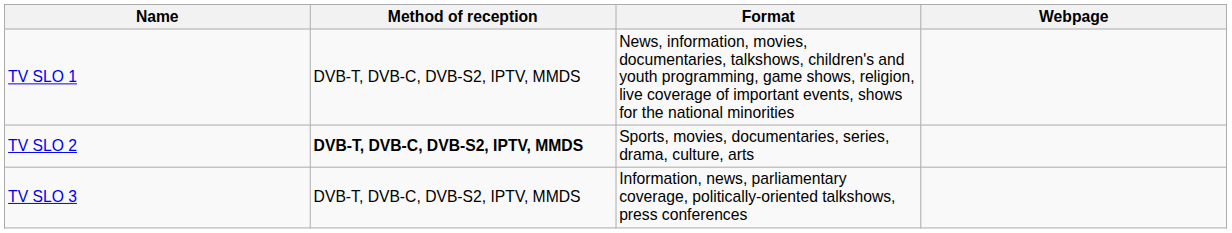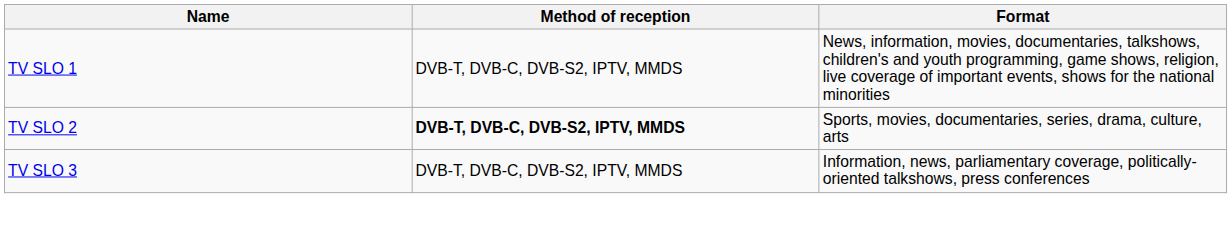- column: (1074, 16)
